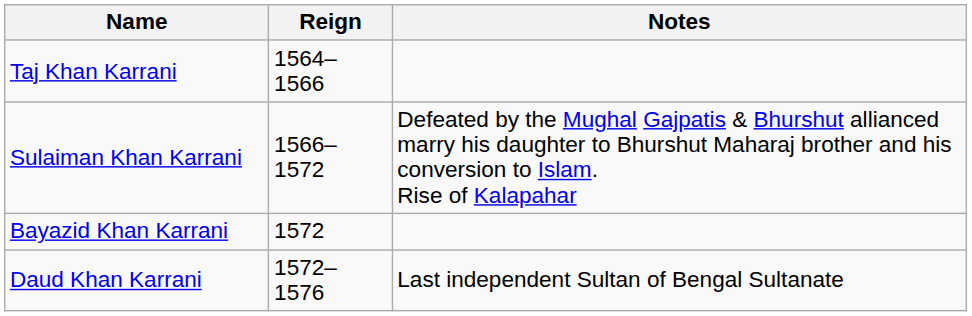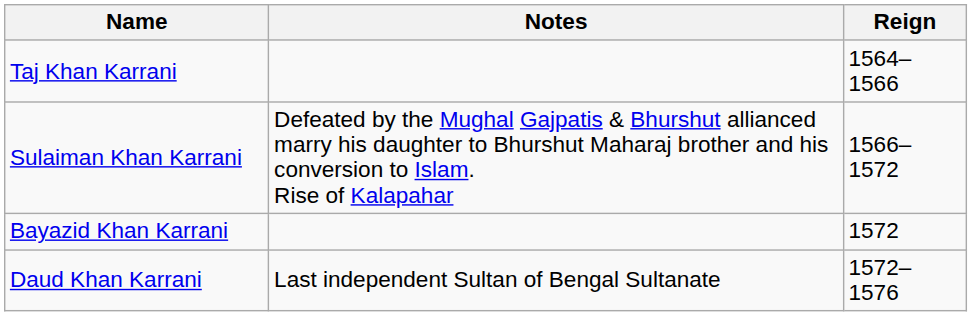columns swapped: (330, 22) <-> (679, 22)
